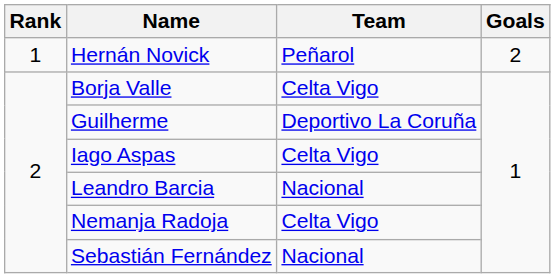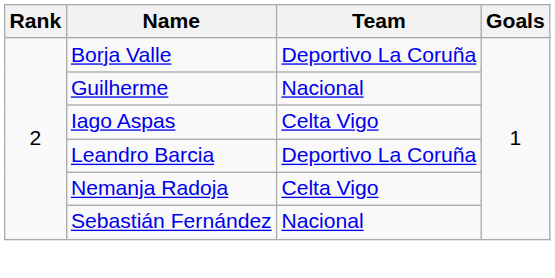- row: (140, 54)
(330, 88) Celta Vigo -> (379, 54) Deportivo La Coruña
(379, 121) Deportivo La Coruña -> (323, 88) Nacional
(323, 188) Nacional -> (379, 155) Deportivo La Coruña
